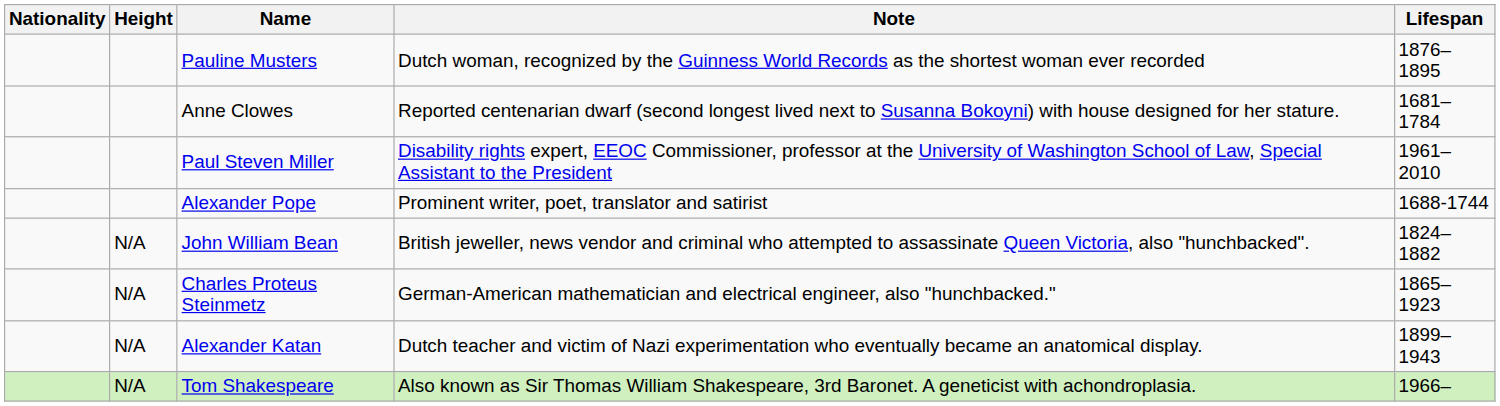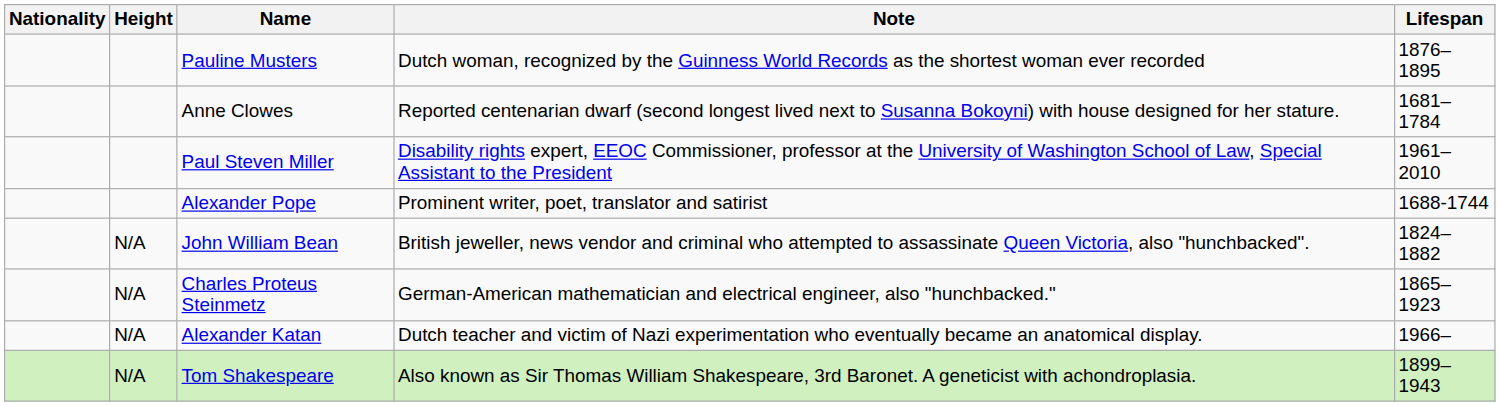(1425, 345) 1899–1943 -> (1425, 335) 1966–
(1425, 386) 1966– -> (1425, 375) 1899–1943
